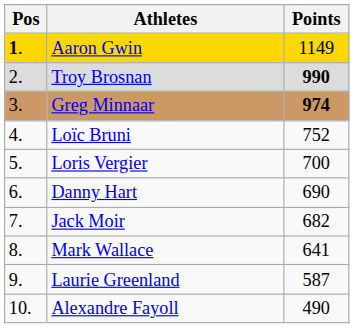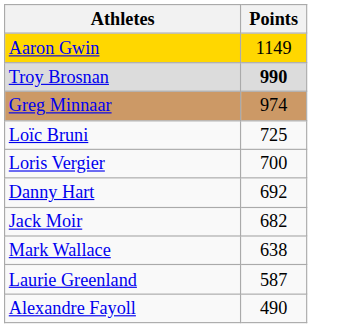- column: (26, 18)
(316, 105) bold -> (274, 105) normal
(316, 134) 752 -> (274, 134) 725
(316, 192) 690 -> (274, 192) 692
(316, 250) 641 -> (274, 250) 638
